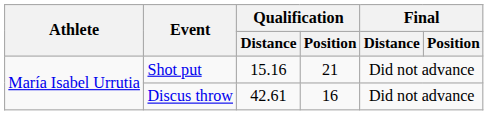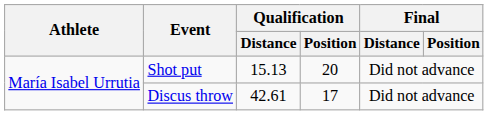(268, 69) 15.16 -> (268, 69) 15.13
(330, 69) 21 -> (330, 69) 20
(330, 96) 16 -> (330, 96) 17
